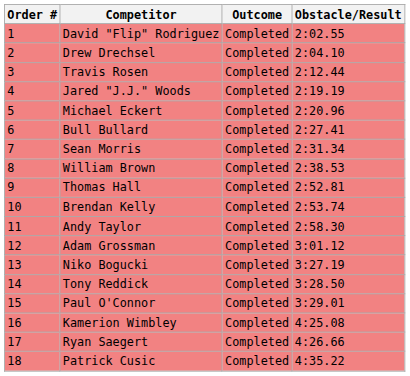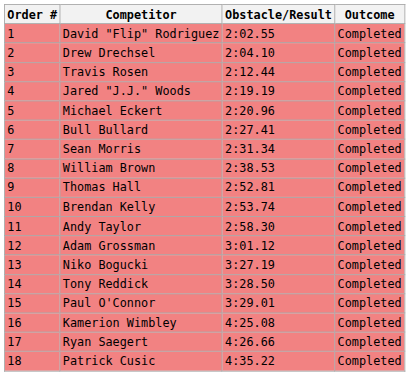columns swapped: (257, 14) <-> (348, 14)
